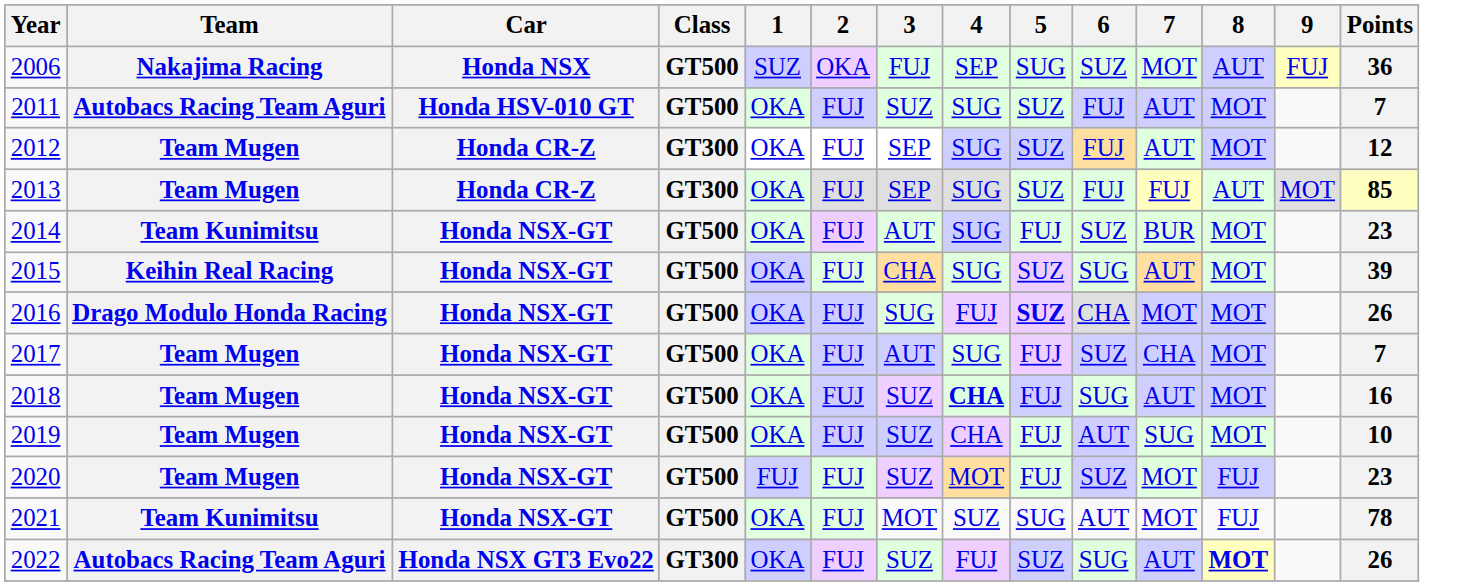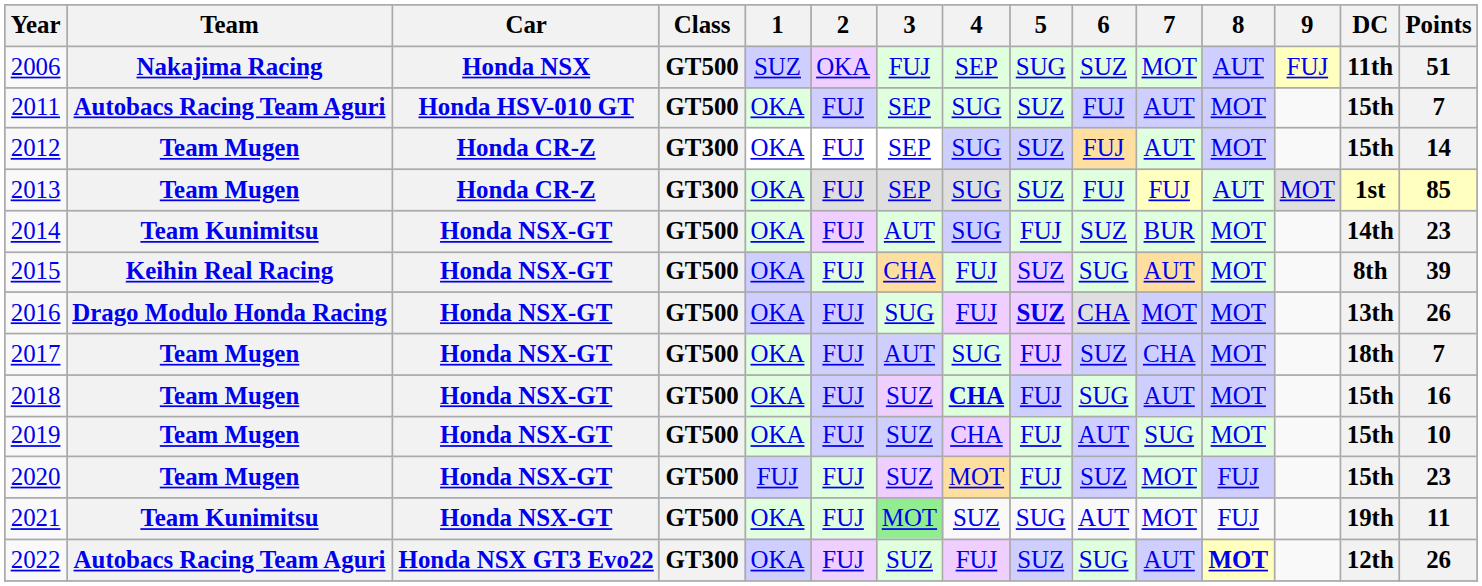+ column: (1370, 25)
(1380, 66) 36 -> (1439, 66) 51
(909, 107) SUZ -> (909, 107) SEP
(1380, 148) 12 -> (1439, 148) 14
(976, 271) SUG -> (976, 271) FUJ
(909, 518) no background -> (909, 518) lightgreen background
(1380, 518) 78 -> (1439, 518) 11
